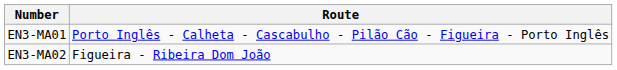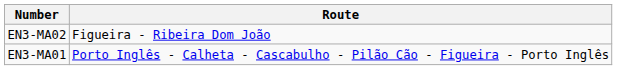rows swapped: (37, 34) <-> (37, 54)
